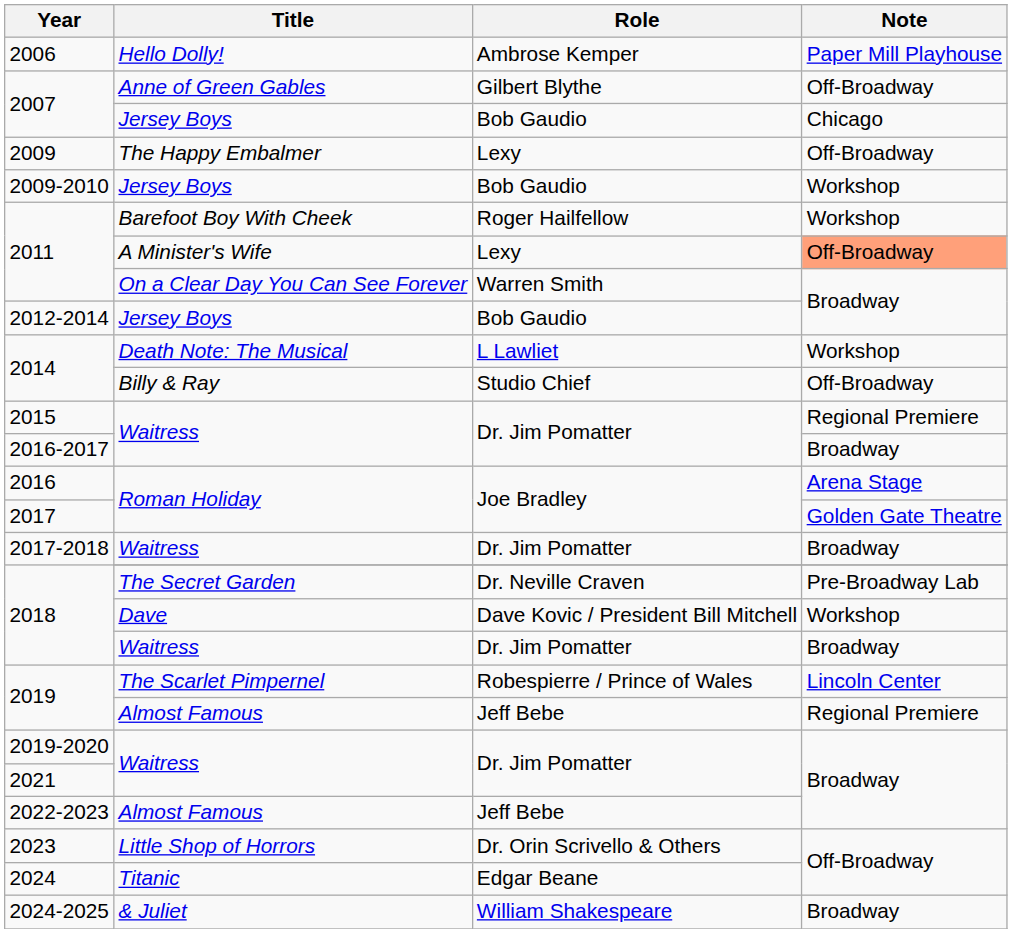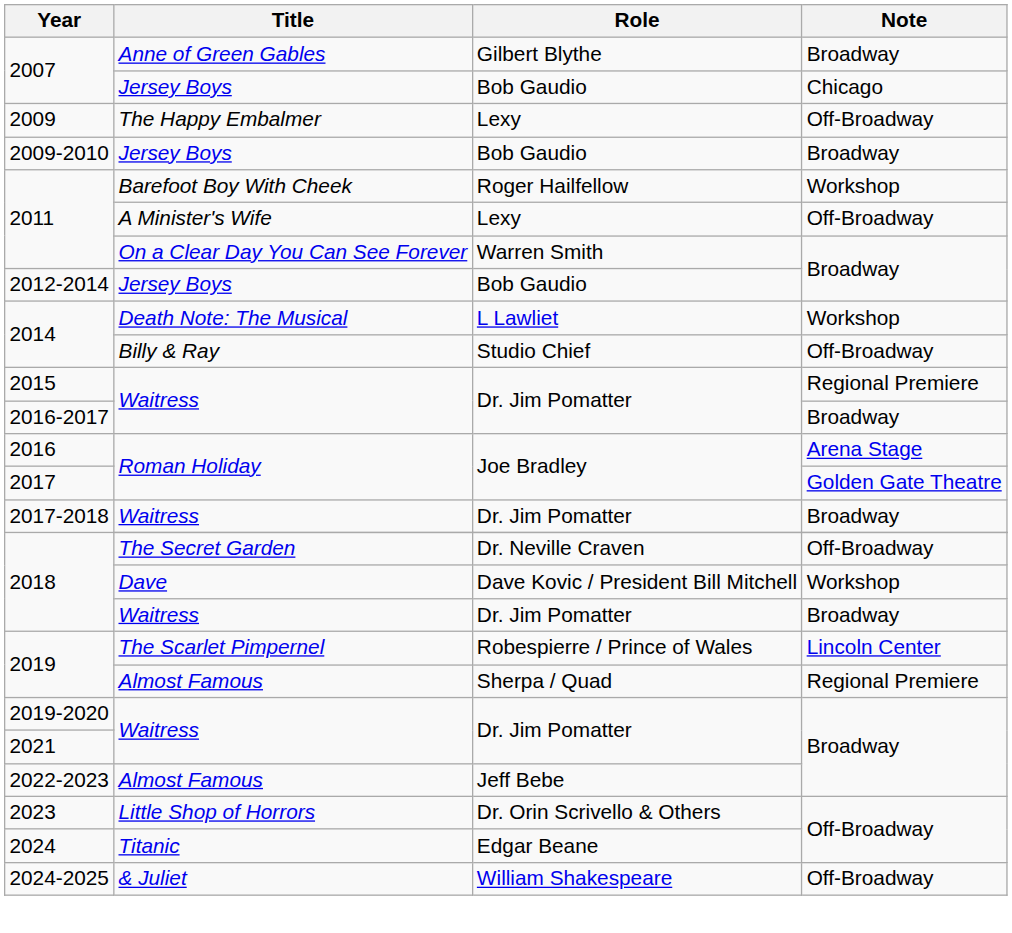- row: (33, 53)
(870, 86) Off-Broadway -> (853, 53) Broadway
(853, 185) Workshop -> (853, 152) Broadway
(870, 251) lightsalmon background -> (870, 218) no background
(893, 581) Pre-Broadway Lab -> (870, 548) Off-Broadway
(521, 713) Jeff Bebe -> (545, 680) Sherpa / Quad
(853, 911) Broadway -> (870, 878) Off-Broadway
